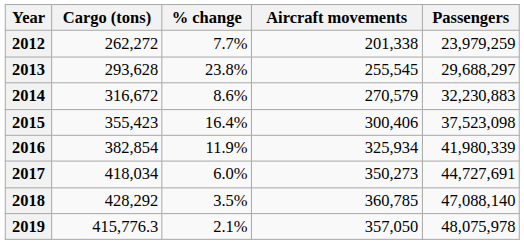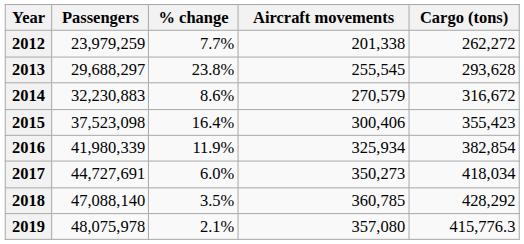columns swapped: (471, 17) <-> (107, 17)
(392, 226) 357,050 -> (378, 226) 357,080
